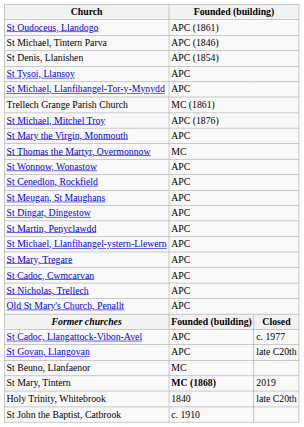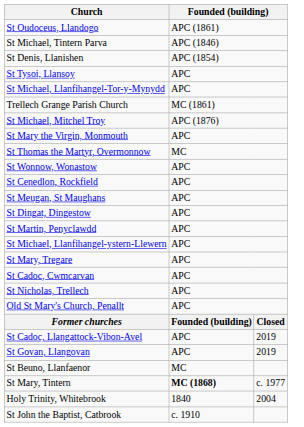(271, 337) c. 1977 -> (266, 337) 2019
(276, 352) late C20th -> (266, 352) 2019
(266, 383) 2019 -> (271, 383) c. 1977
(276, 399) late C20th -> (266, 399) 2004
